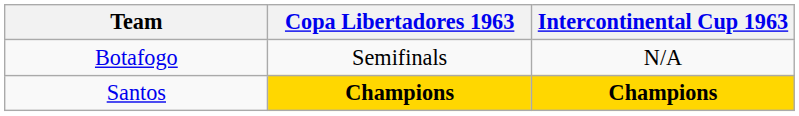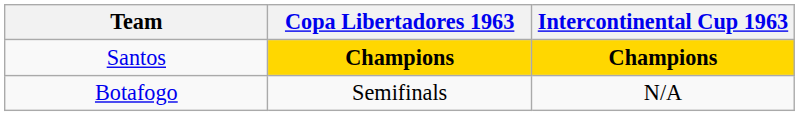rows swapped: (136, 57) <-> (136, 92)
